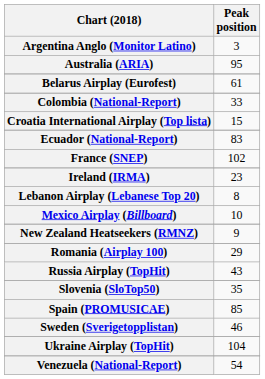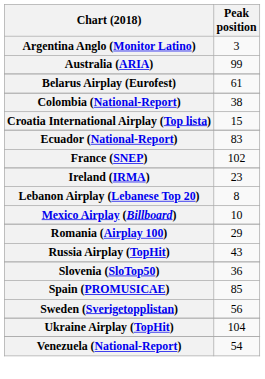(237, 64) 95 -> (237, 64) 99
(237, 102) 33 -> (237, 102) 38
- row: (109, 233)
(237, 290) 35 -> (237, 271) 36
(237, 327) 46 -> (237, 308) 56
